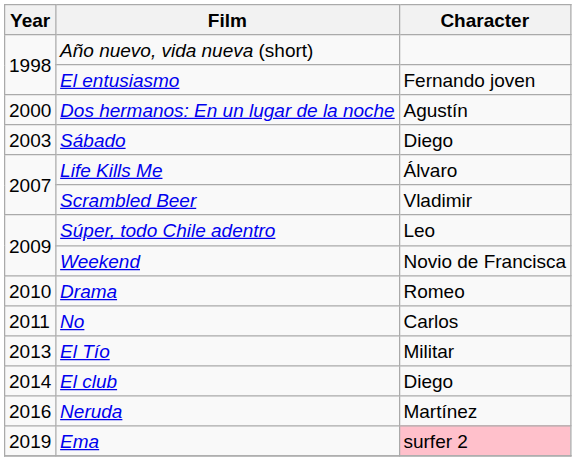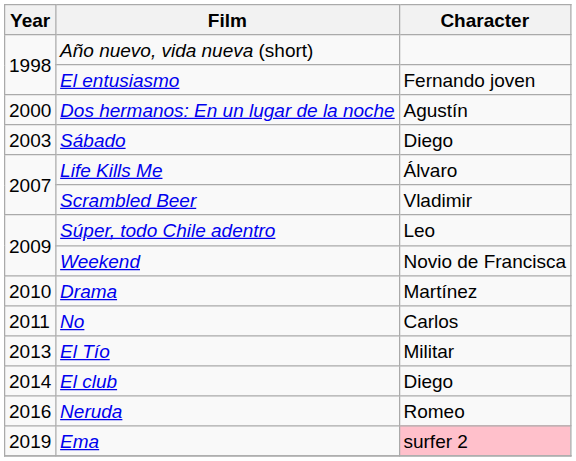(434, 291) Romeo -> (440, 291) Martínez
(440, 411) Martínez -> (434, 411) Romeo
